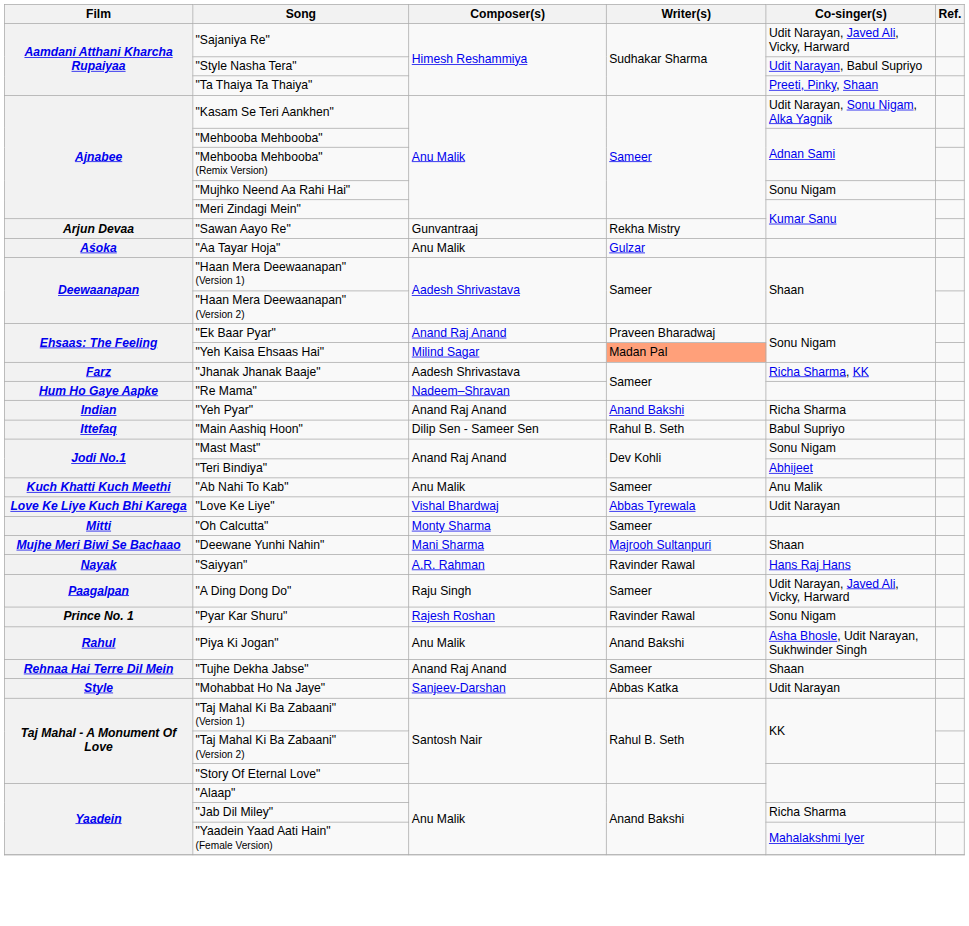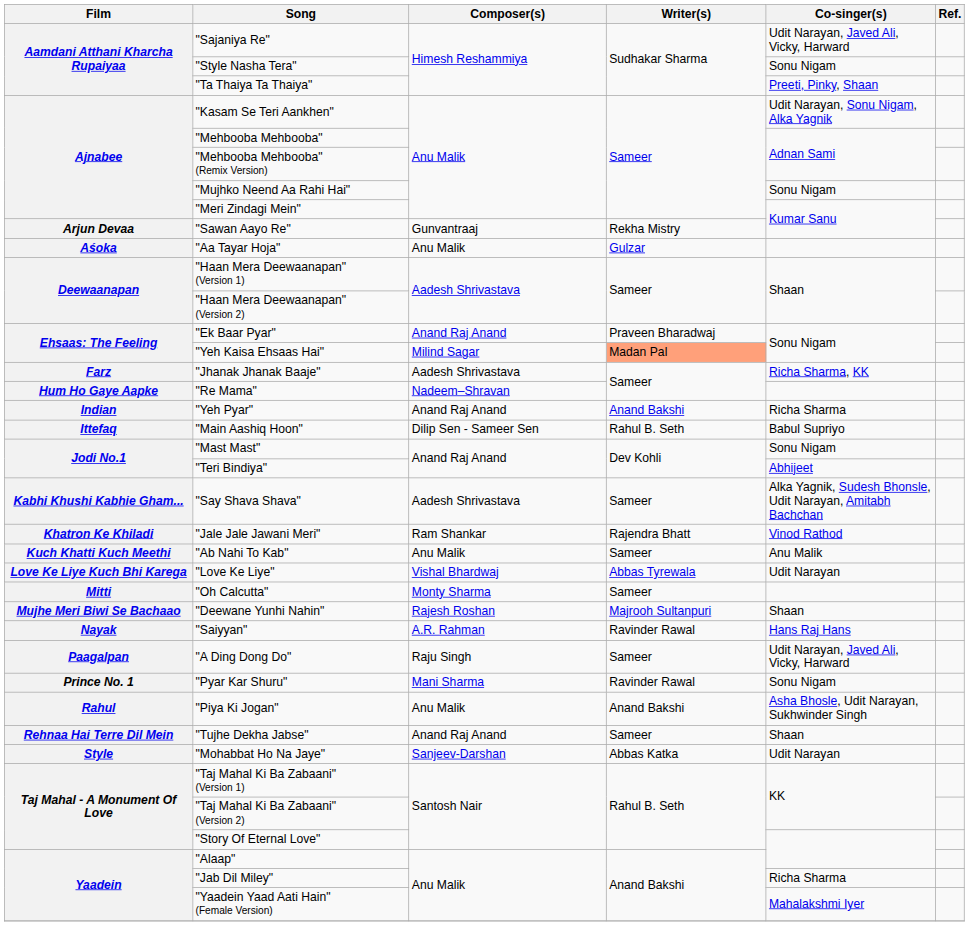(846, 66) Udit Narayan, Babul Supriyo -> (802, 66) Sonu Nigam
+ row: (248, 501)
+ row: (258, 534)
(448, 545) Mani Sharma -> (453, 611) Rajesh Roshan
(453, 616) Rajesh Roshan -> (448, 682) Mani Sharma
